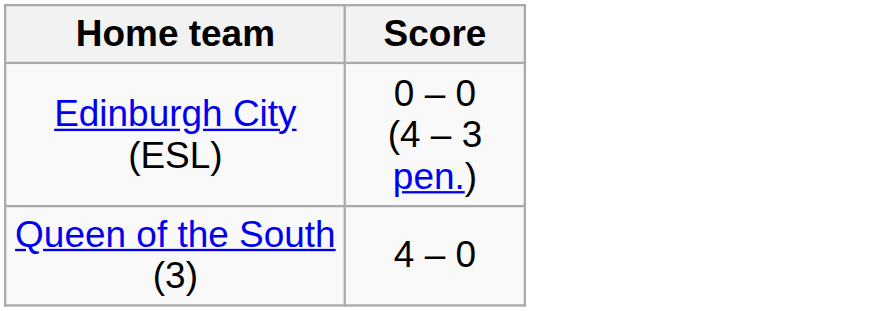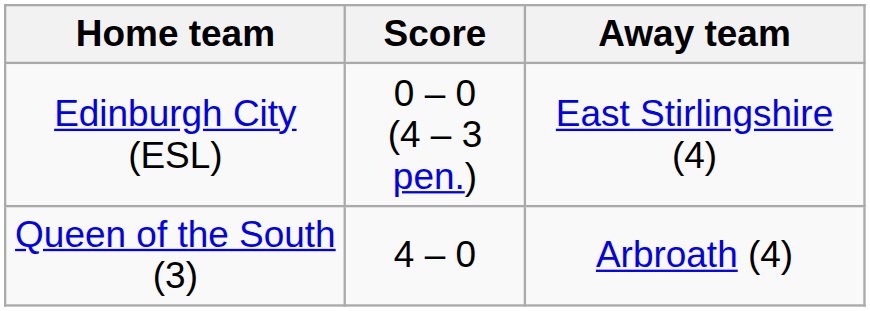+ column: (695, 33)
